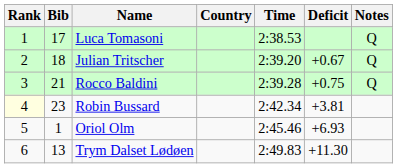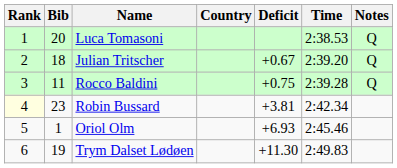columns swapped: (280, 15) <-> (328, 15)
(58, 38) 17 -> (58, 38) 20
(58, 83) 21 -> (58, 83) 11
(58, 151) 13 -> (58, 151) 19
